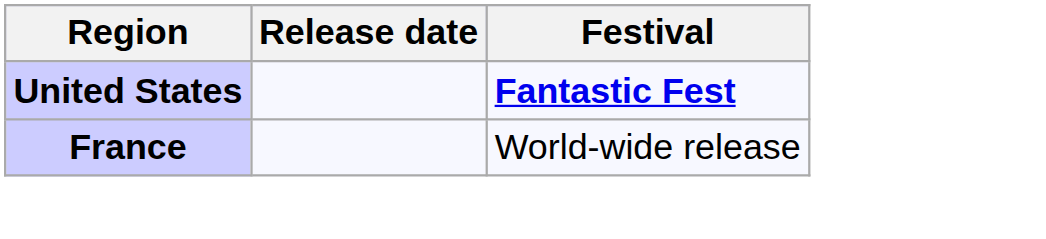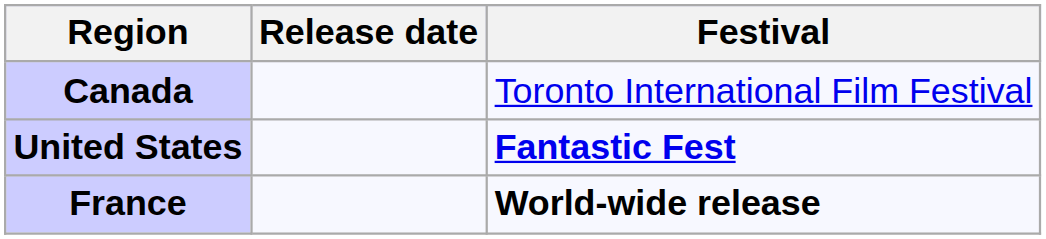+ row: (128, 89)
(648, 146) normal -> (658, 203) bold
